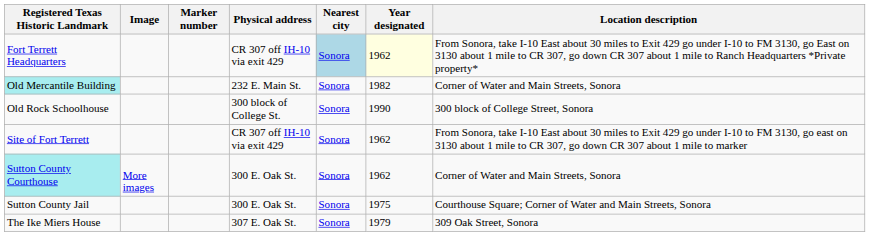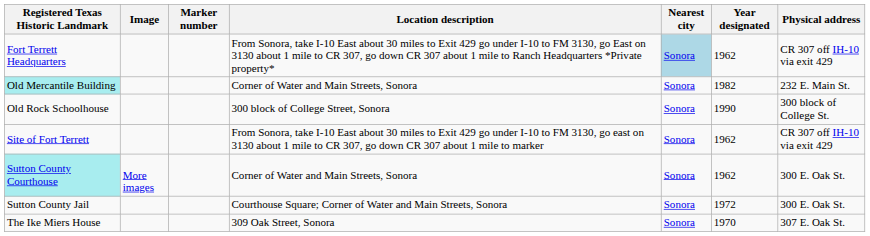columns swapped: (272, 19) <-> (649, 19)
(380, 55) lightyellow background -> (725, 55) no background
(380, 205) 1975 -> (725, 205) 1972
(380, 222) 1979 -> (725, 222) 1970
